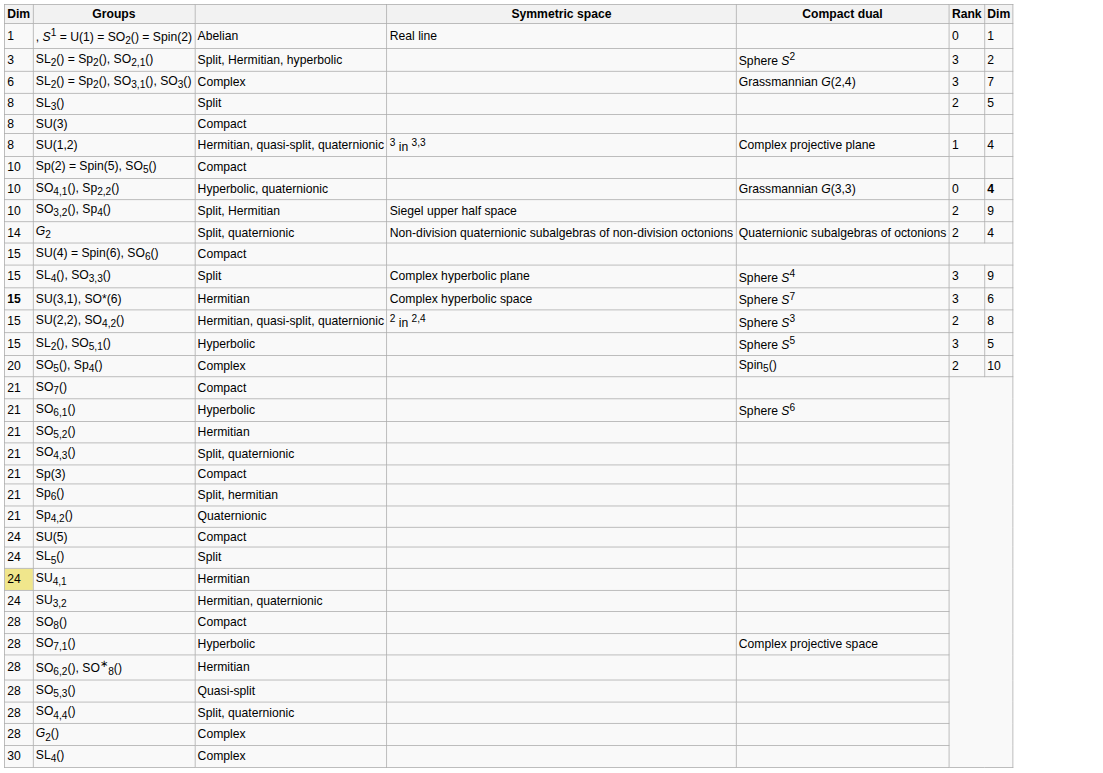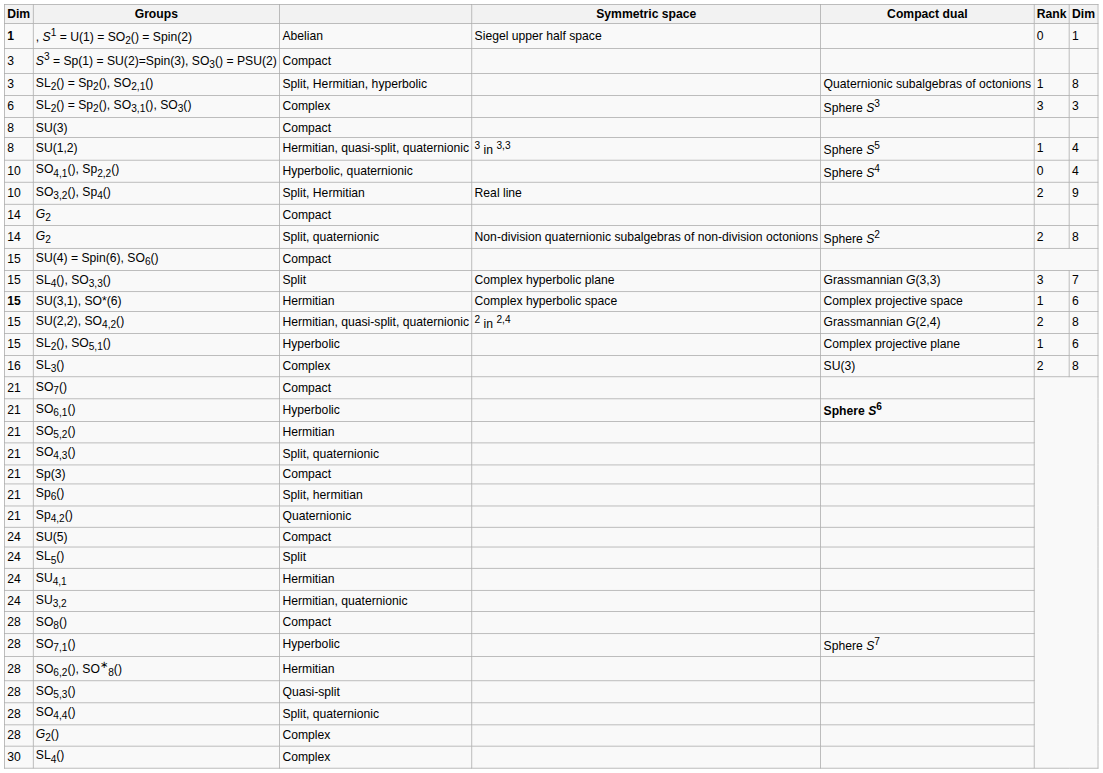(11, 36) normal -> (11, 36) bold
(413, 36) Real line -> (538, 36) Siegel upper half space
+ row: (156, 61)
(767, 60) Sphere S2 -> (927, 84) Quaternionic subalgebras of octonions
(955, 60) 3 -> (1040, 84) 1
(991, 60) 2 -> (1075, 84) 8
(797, 82) Grassmannian G(2,4) -> (852, 106) Sphere S3
(991, 82) 7 -> (1075, 106) 3
- row: (50, 104)
(807, 145) Complex projective plane -> (852, 148) Sphere S5
- row: (96, 167)
(797, 189) Grassmannian G(3,3) -> (852, 171) Sphere S4
(991, 189) bold -> (1075, 171) normal
(453, 210) Siegel upper half space -> (498, 193) Real line
+ row: (43, 215)
(843, 232) Quaternionic subalgebras of octonions -> (852, 237) Sphere S2
(991, 232) 4 -> (1075, 237) 8
(767, 276) Sphere S4 -> (882, 281) Grassmannian G(3,3)
(991, 276) 9 -> (1075, 281) 7
(767, 299) Sphere S7 -> (893, 301) Complex projective space
(955, 299) 3 -> (1040, 301) 1
(767, 321) Sphere S3 -> (882, 322) Grassmannian G(2,4)
(767, 344) Sphere S5 -> (892, 344) Complex projective plane
(955, 344) 3 -> (1040, 344) 1
(991, 344) 5 -> (1075, 344) 6
+ row: (50, 366)
- row: (69, 366)
(767, 410) normal -> (853, 410) bold
(14, 579) khaki background -> (14, 579) no background
(808, 644) Complex projective space -> (852, 644) Sphere S7
